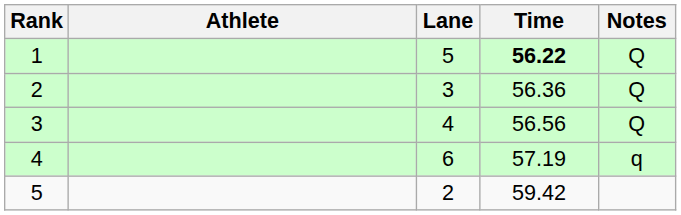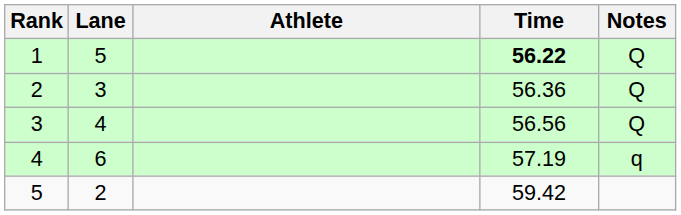columns swapped: (448, 21) <-> (242, 21)
